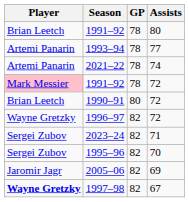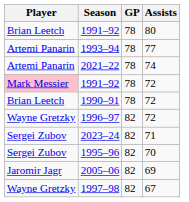(135, 100) 80 -> (130, 100) 78
(44, 188) bold -> (41, 188) normal
